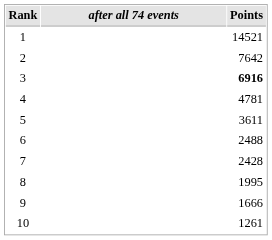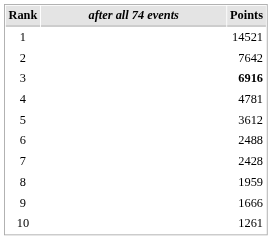(251, 120) 3611 -> (251, 120) 3612
(251, 182) 1995 -> (251, 182) 1959
